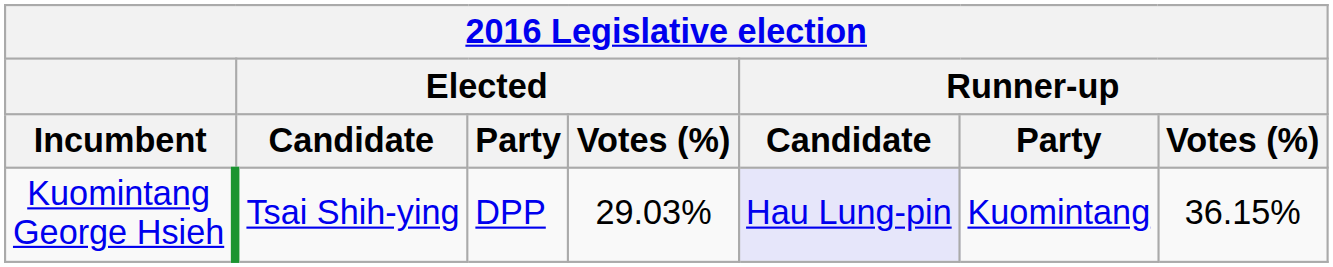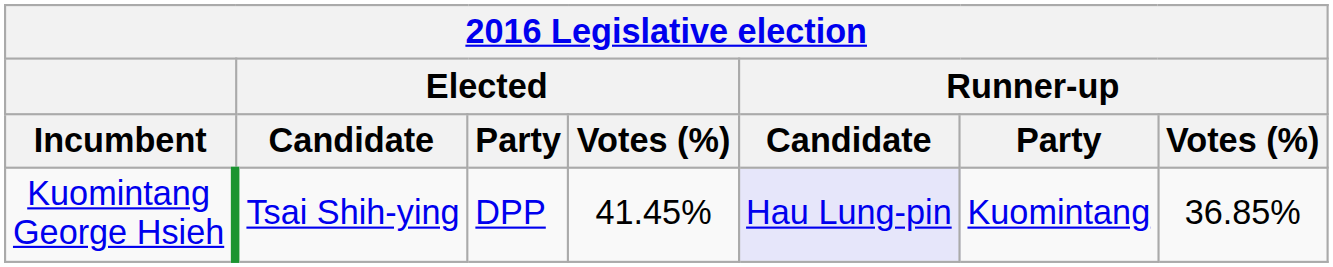(654, 213) 29.03% -> (654, 213) 41.45%
(1243, 213) 36.15% -> (1243, 213) 36.85%
